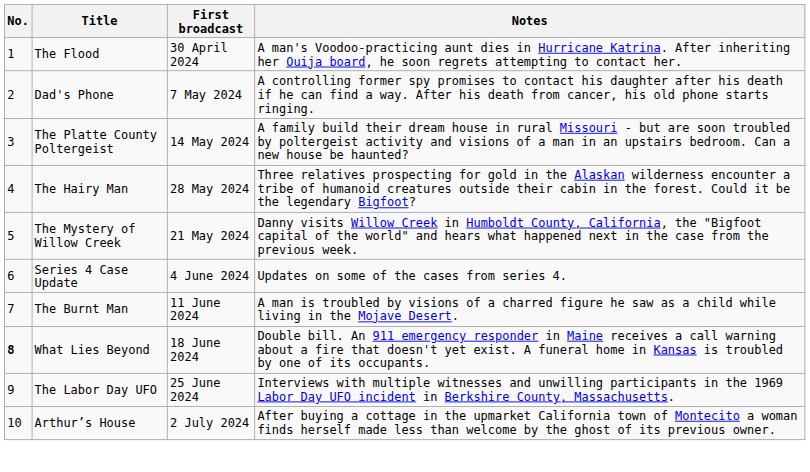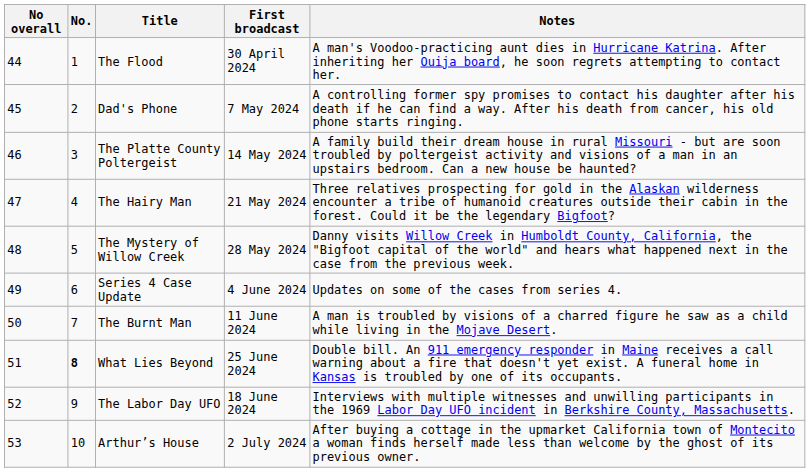+ column: (36, 21)
(210, 189) 28 May 2024 -> (267, 203) 21 May 2024
(210, 236) 21 May 2024 -> (267, 250) 28 May 2024
(195, 350) 18 June 2024 -> (252, 363) 25 June 2024
(195, 390) 25 June 2024 -> (252, 404) 18 June 2024
